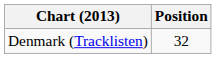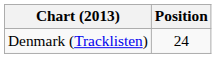(181, 41) 32 -> (181, 41) 24
